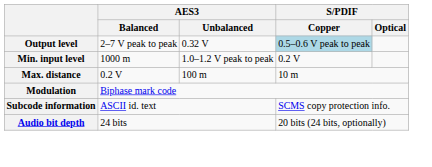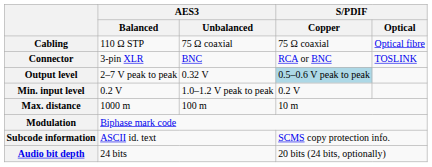+ row: (51, 43)
+ row: (51, 59)
(115, 59) 1000 m -> (111, 91) 0.2 V
(111, 75) 0.2 V -> (115, 106) 1000 m
